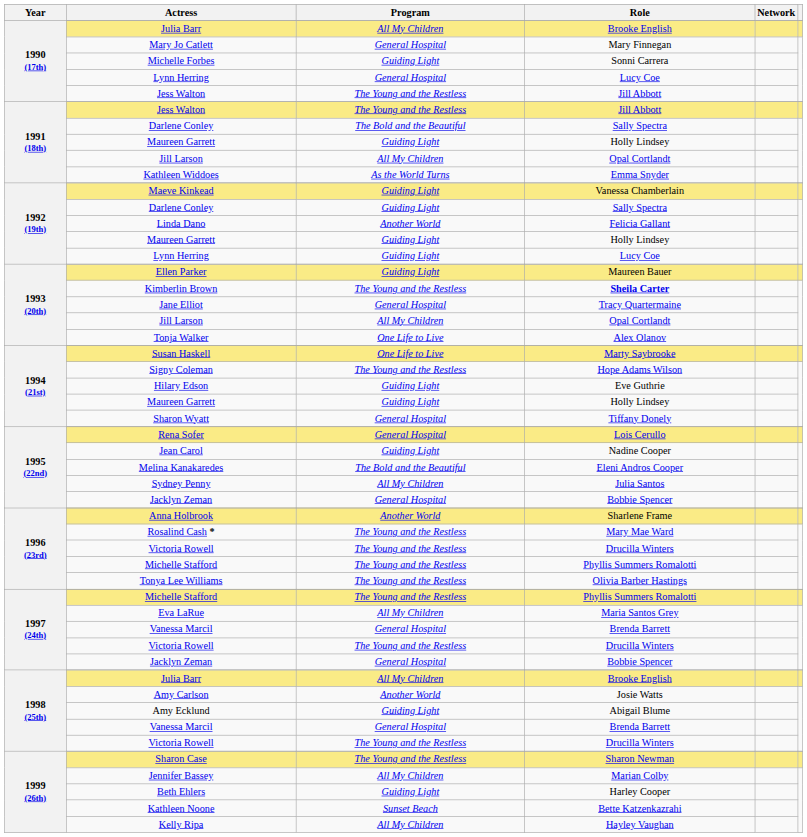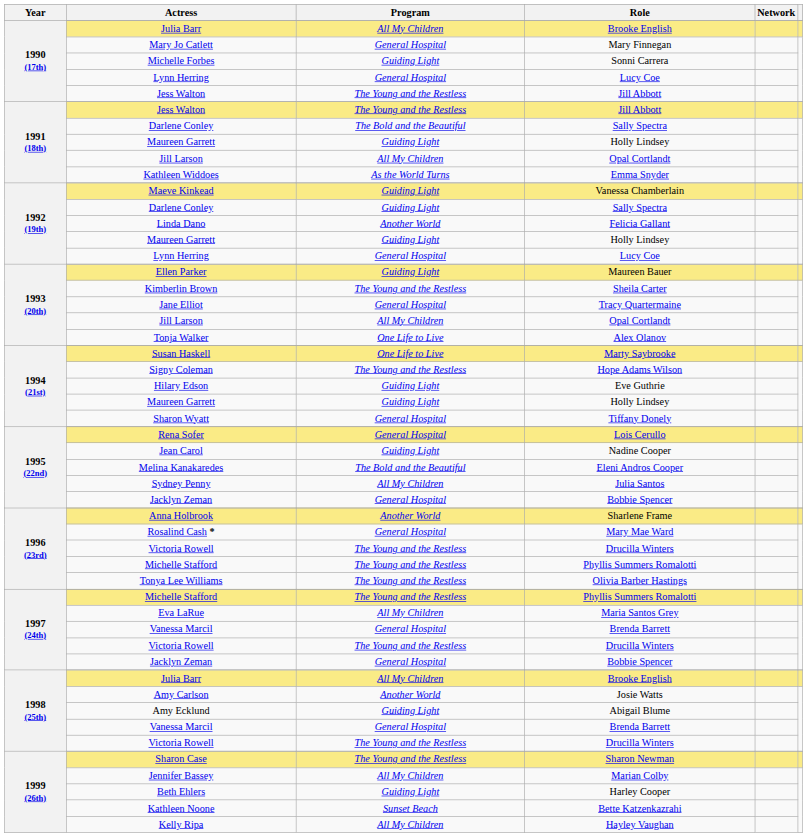(410, 256) Guiding Light -> (410, 256) General Hospital
(640, 288) bold -> (640, 288) normal
(410, 532) The Young and the Restless -> (410, 532) General Hospital
